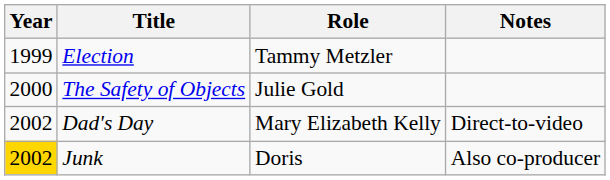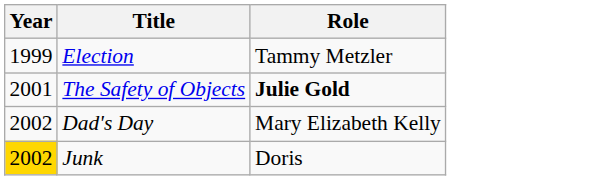- column: (525, 21)
(31, 89) 2000 -> (31, 89) 2001
(299, 89) normal -> (302, 89) bold
